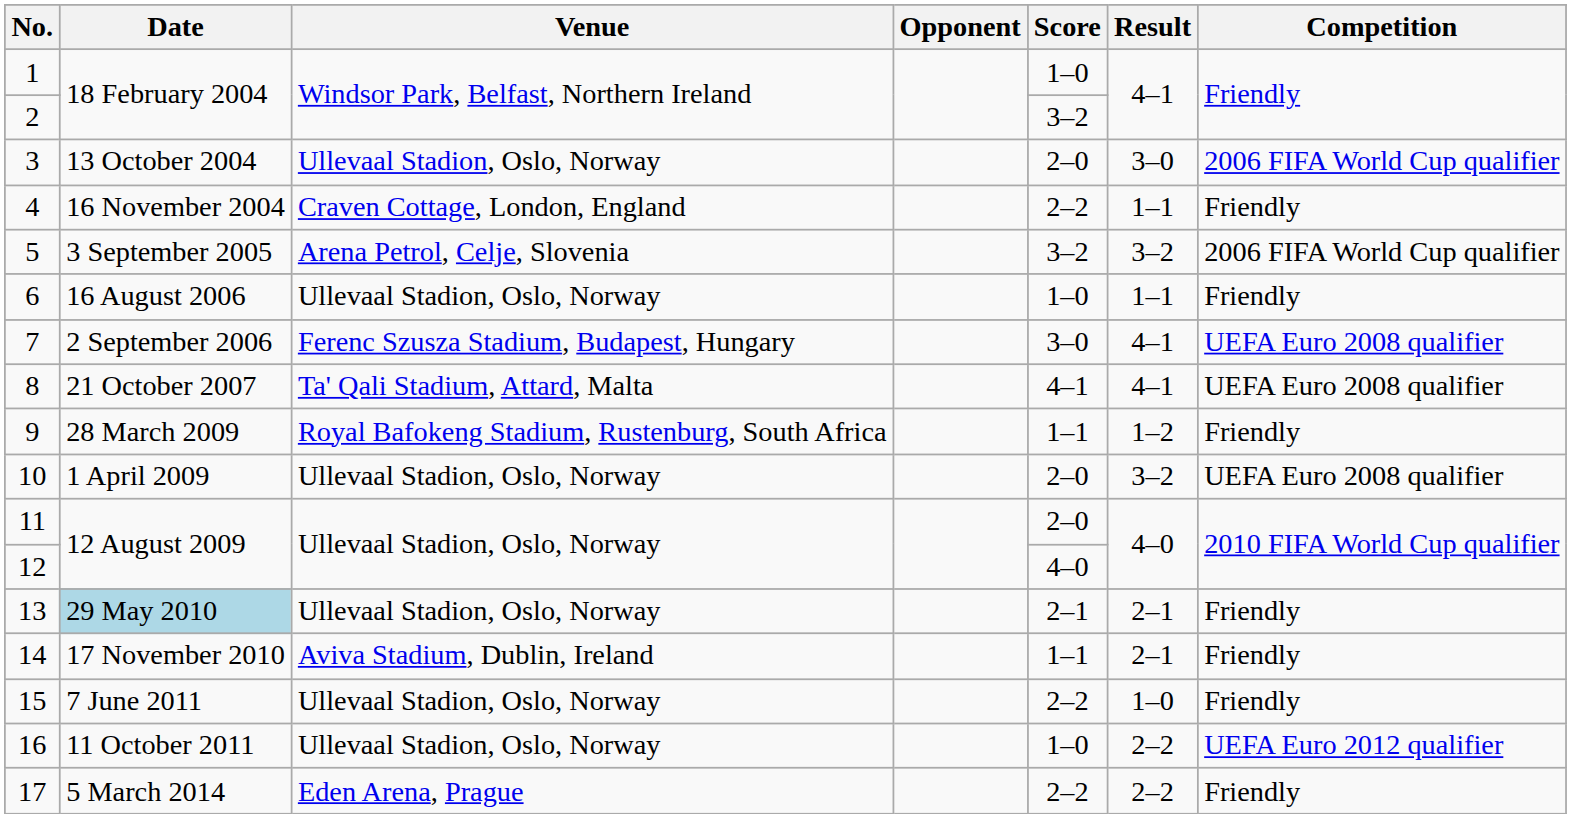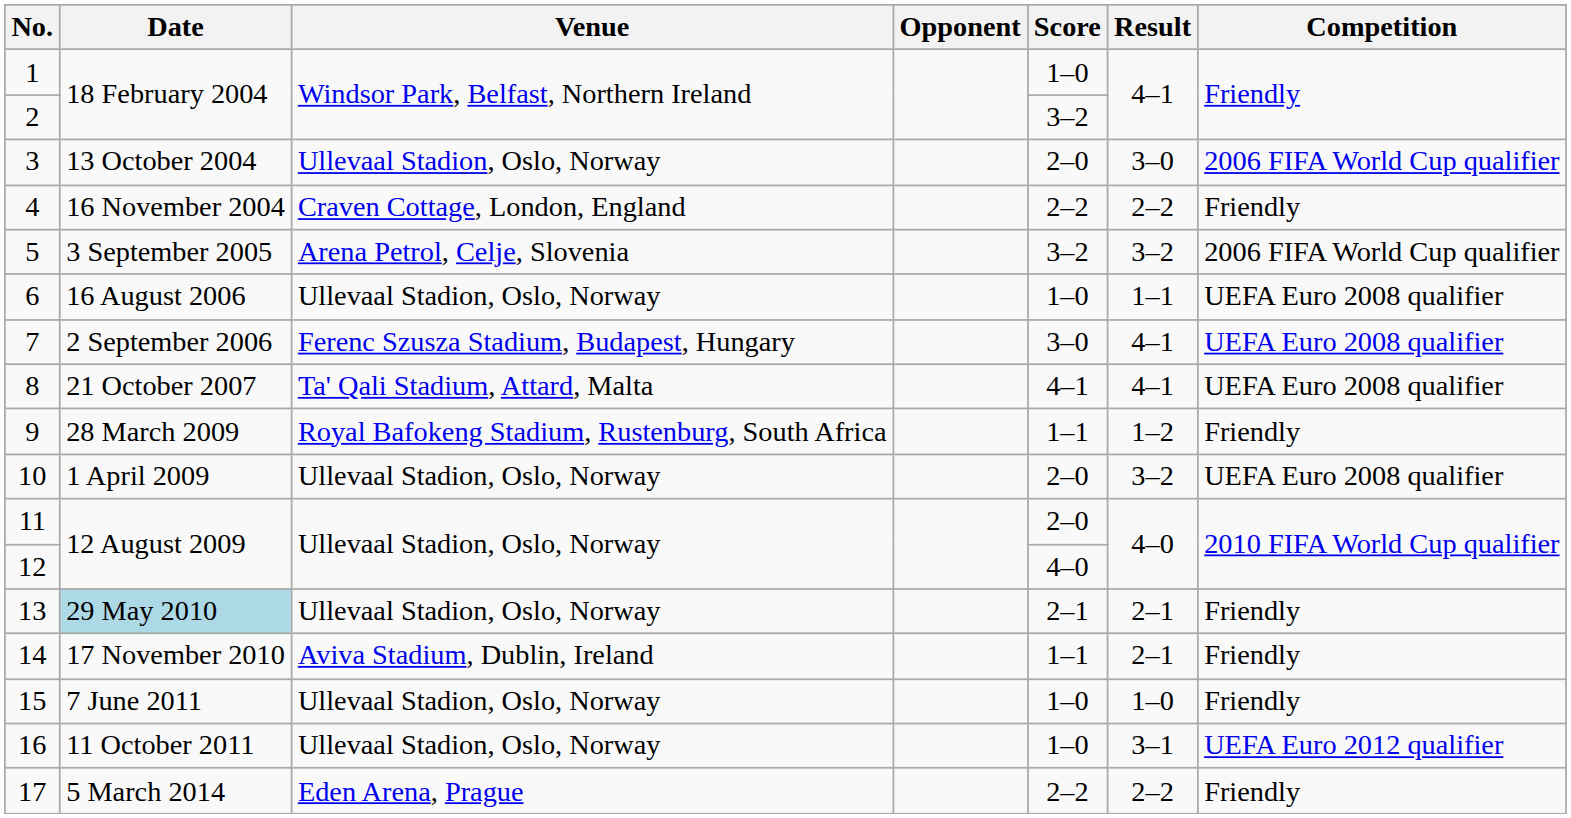(1153, 206) 1–1 -> (1153, 206) 2–2
(1252, 296) Friendly -> (1354, 296) UEFA Euro 2008 qualifier
(1067, 700) 2–2 -> (1067, 700) 1–0
(1153, 745) 2–2 -> (1153, 745) 3–1
